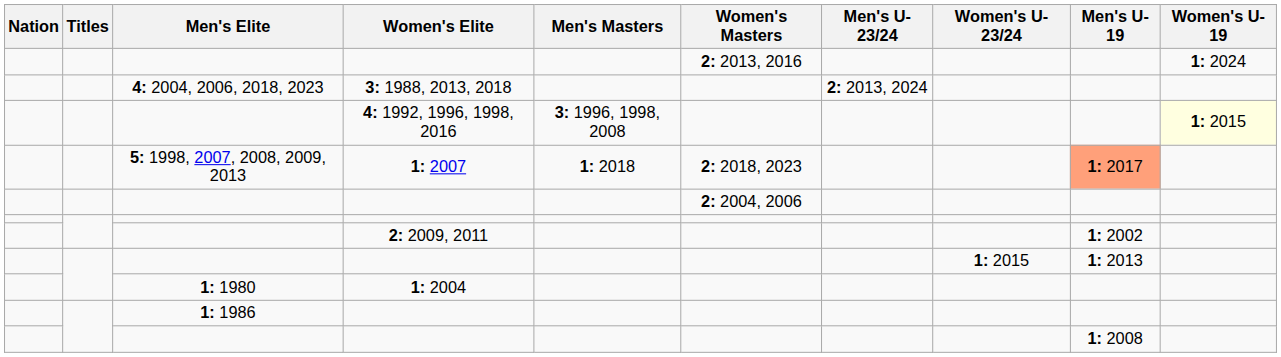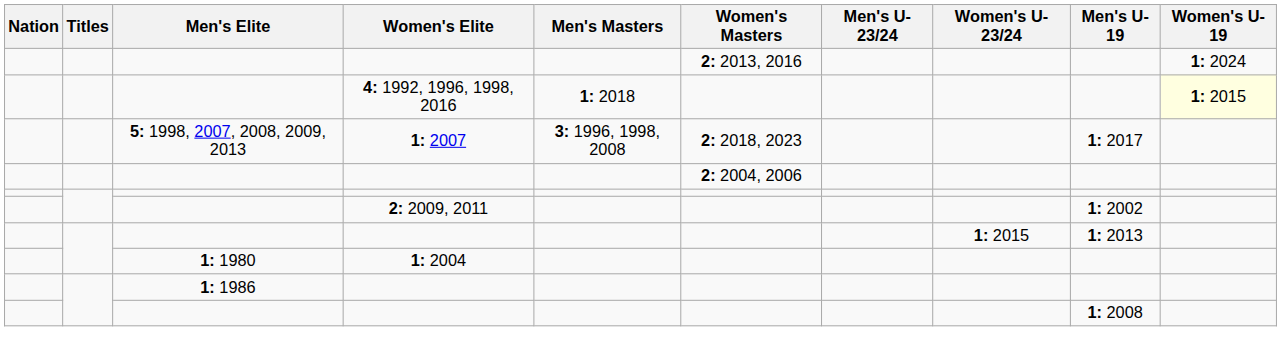- row: (228, 87)
(607, 122) 3: 1996, 1998, 2008 -> (607, 96) 1: 2018
(607, 166) 1: 2018 -> (607, 140) 3: 1996, 1998, 2008
(1115, 166) lightsalmon background -> (1115, 140) no background
